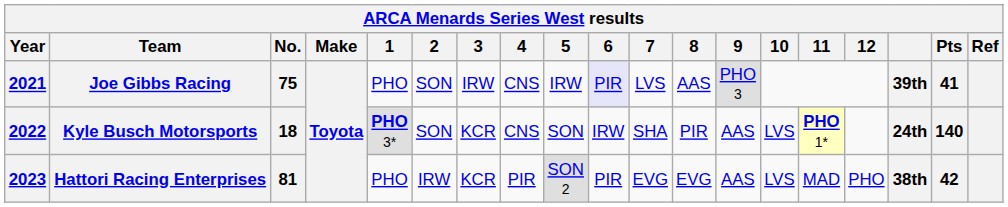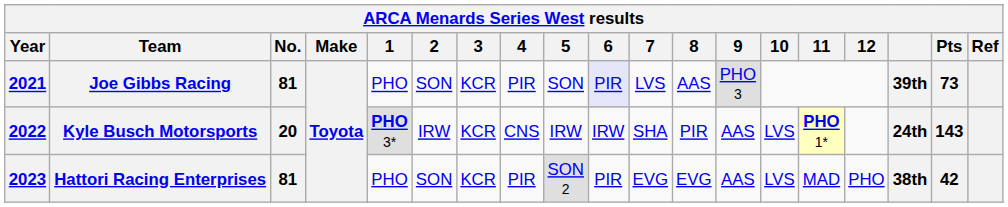(288, 84) 75 -> (288, 84) 81
(478, 84) IRW -> (478, 84) KCR
(522, 84) CNS -> (522, 84) PIR
(566, 84) IRW -> (566, 84) SON
(949, 84) 41 -> (949, 84) 73
(288, 131) 18 -> (288, 131) 20
(434, 131) SON -> (434, 131) IRW
(566, 131) SON -> (566, 131) IRW
(949, 131) 140 -> (949, 131) 143
(434, 178) IRW -> (434, 178) SON
